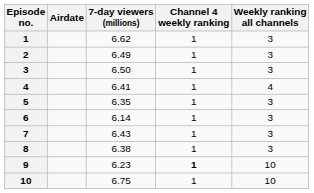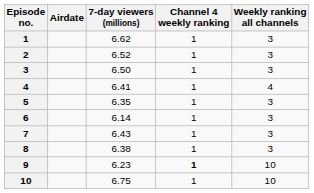(121, 54) 6.49 -> (121, 54) 6.52
